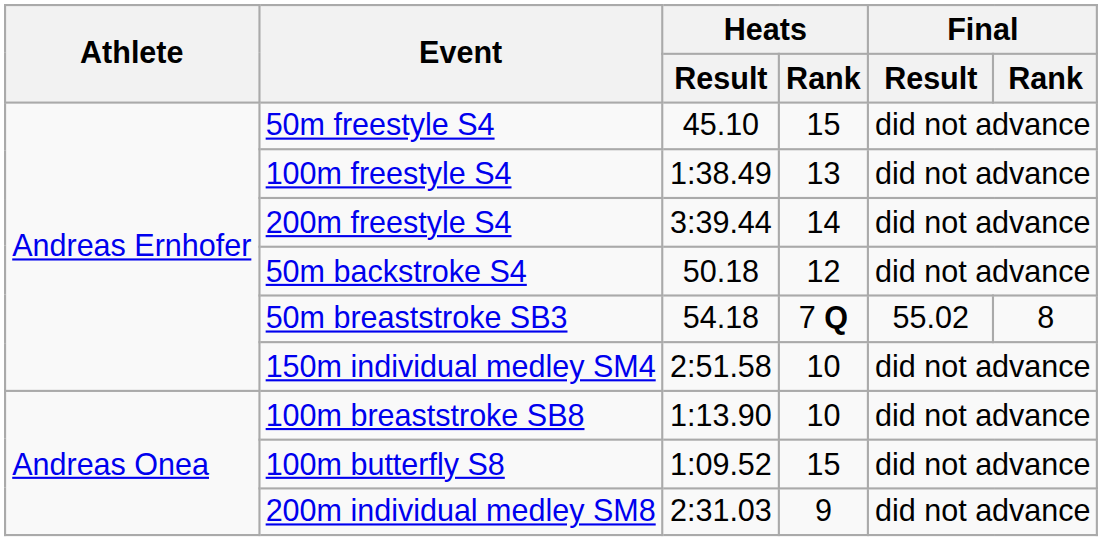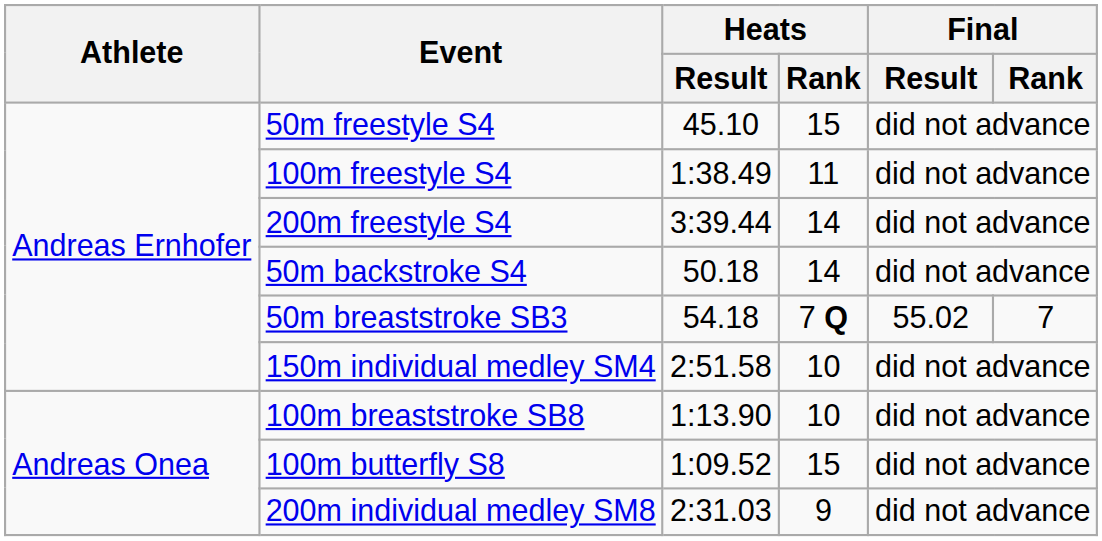(823, 174) 13 -> (823, 174) 11
(823, 271) 12 -> (823, 271) 14
(1046, 319) 8 -> (1046, 319) 7
